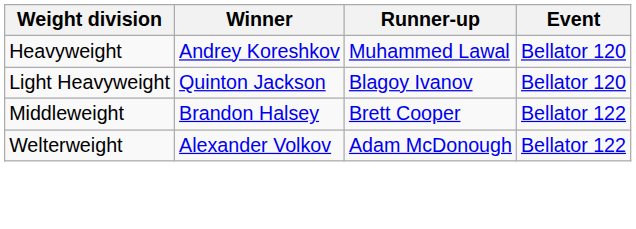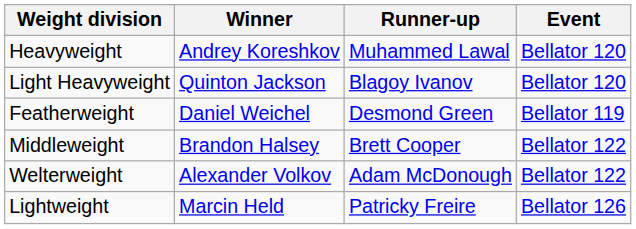+ row: (72, 113)
+ row: (59, 207)
